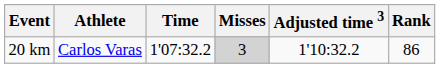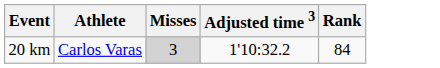- column: (180, 20)
(411, 50) 86 -> (342, 50) 84
